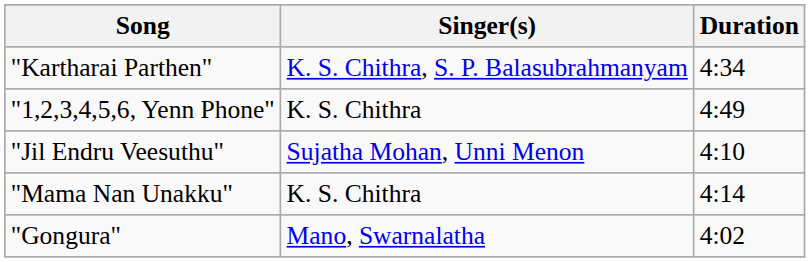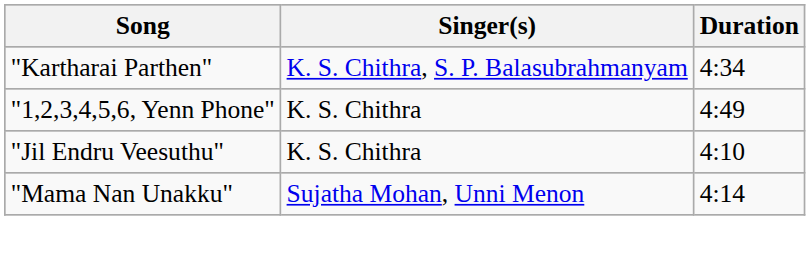(435, 152) Sujatha Mohan, Unni Menon -> (354, 152) K. S. Chithra
(354, 194) K. S. Chithra -> (435, 194) Sujatha Mohan, Unni Menon
- row: (66, 236)
